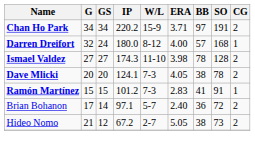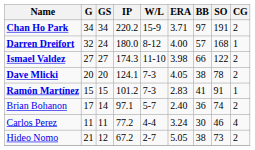(201, 59) 78 -> (201, 59) 66
(221, 59) 128 -> (221, 59) 122
(218, 106) 72 -> (218, 106) 74
+ row: (32, 122)
